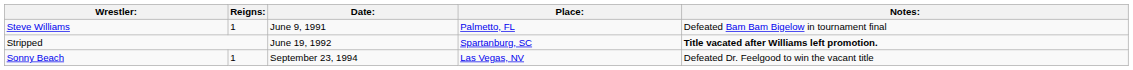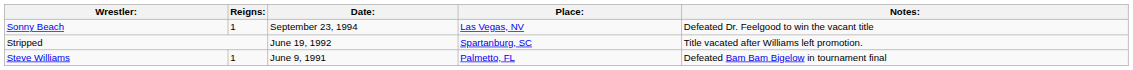rows swapped: (38, 27) <-> (35, 57)
(781, 42) bold -> (773, 42) normal
